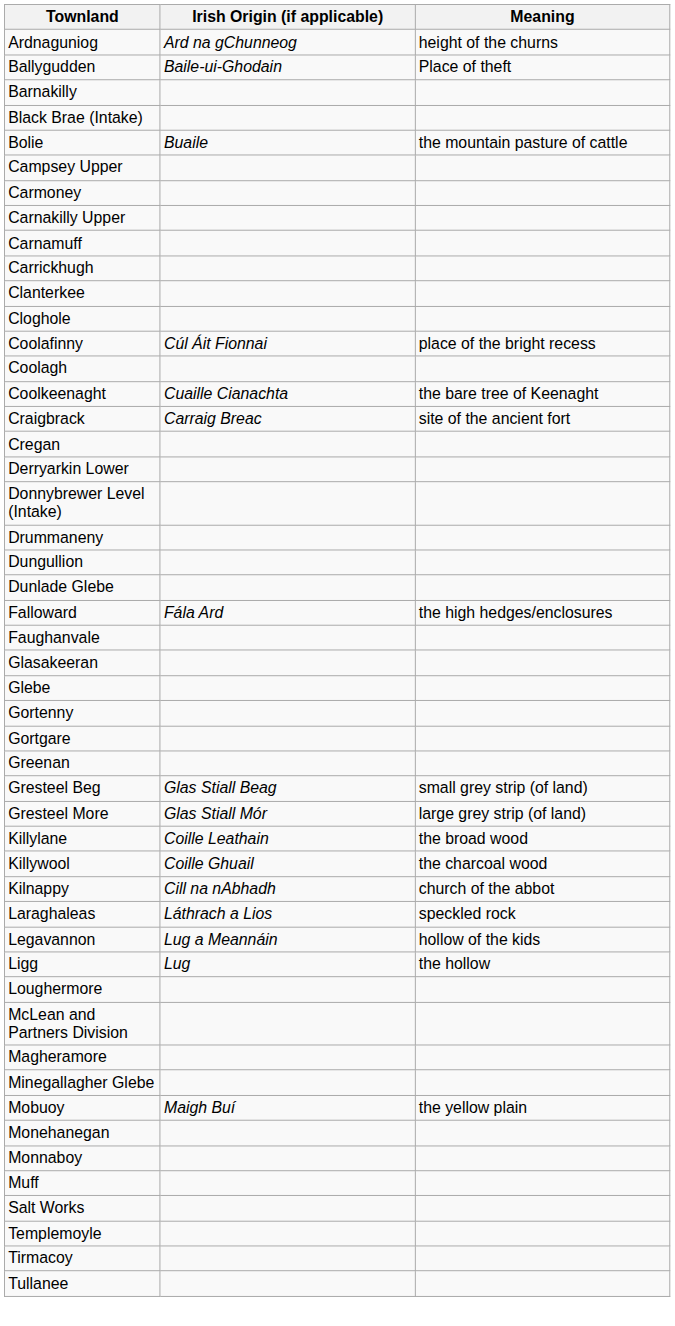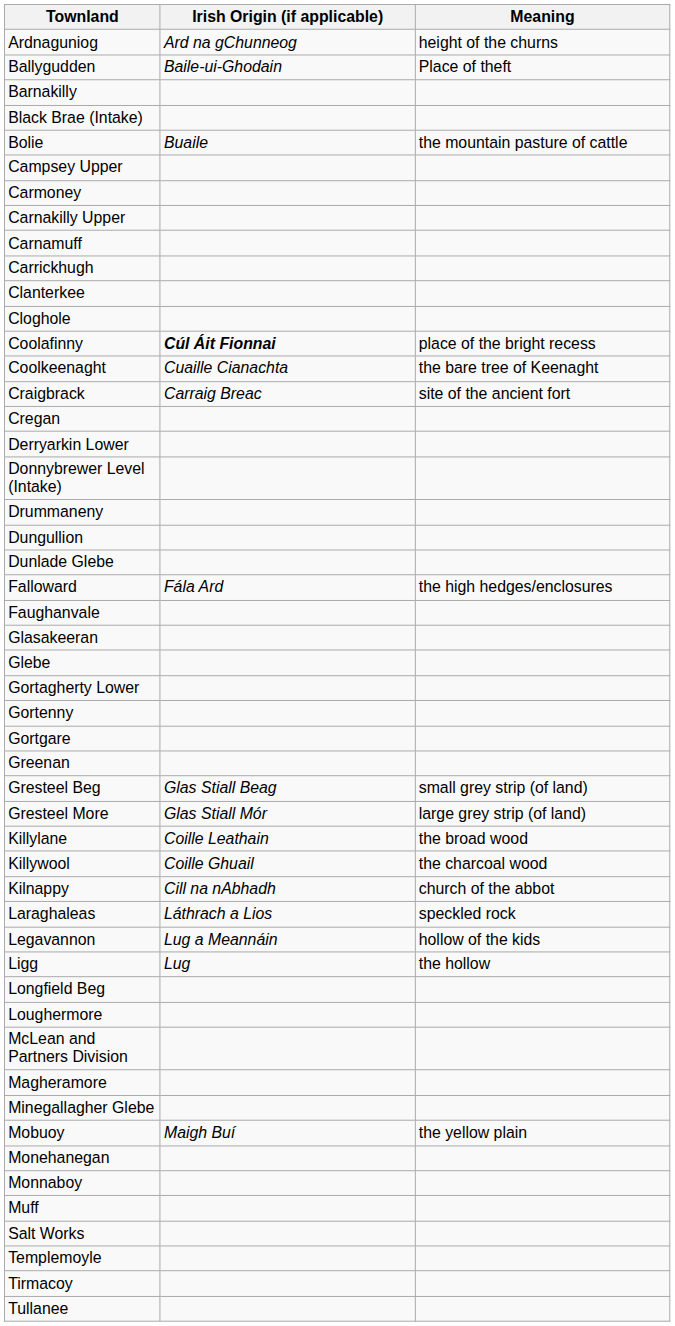(215, 343) normal -> (220, 343) bold
- row: (38, 368)
+ row: (74, 688)
+ row: (57, 989)
